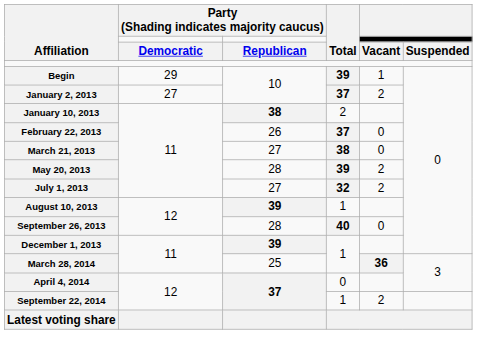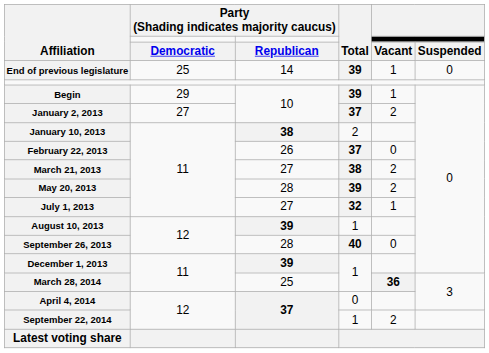+ row: (67, 70)
(381, 150) 0 -> (393, 169) 2
(381, 188) 2 -> (393, 207) 1
